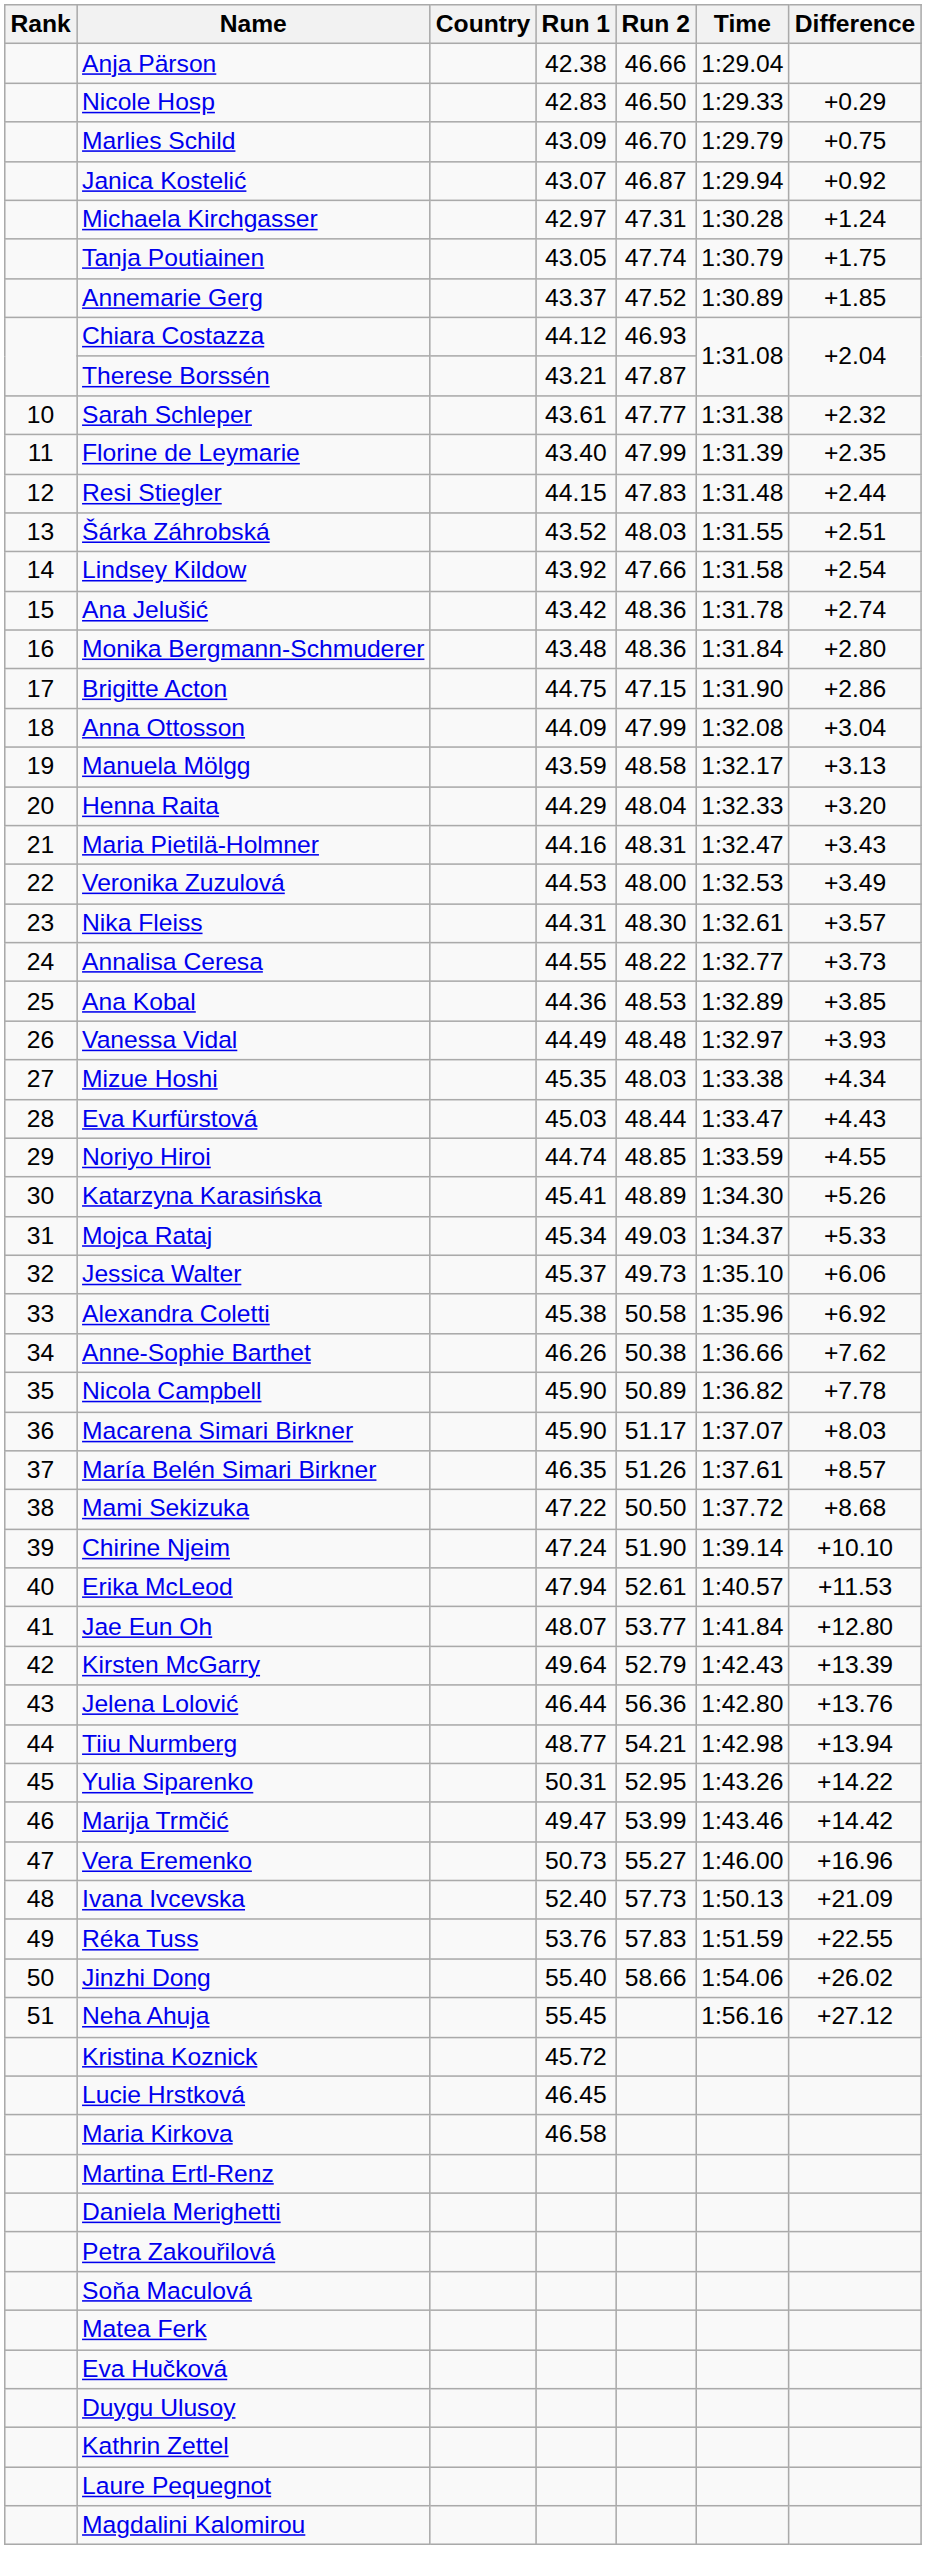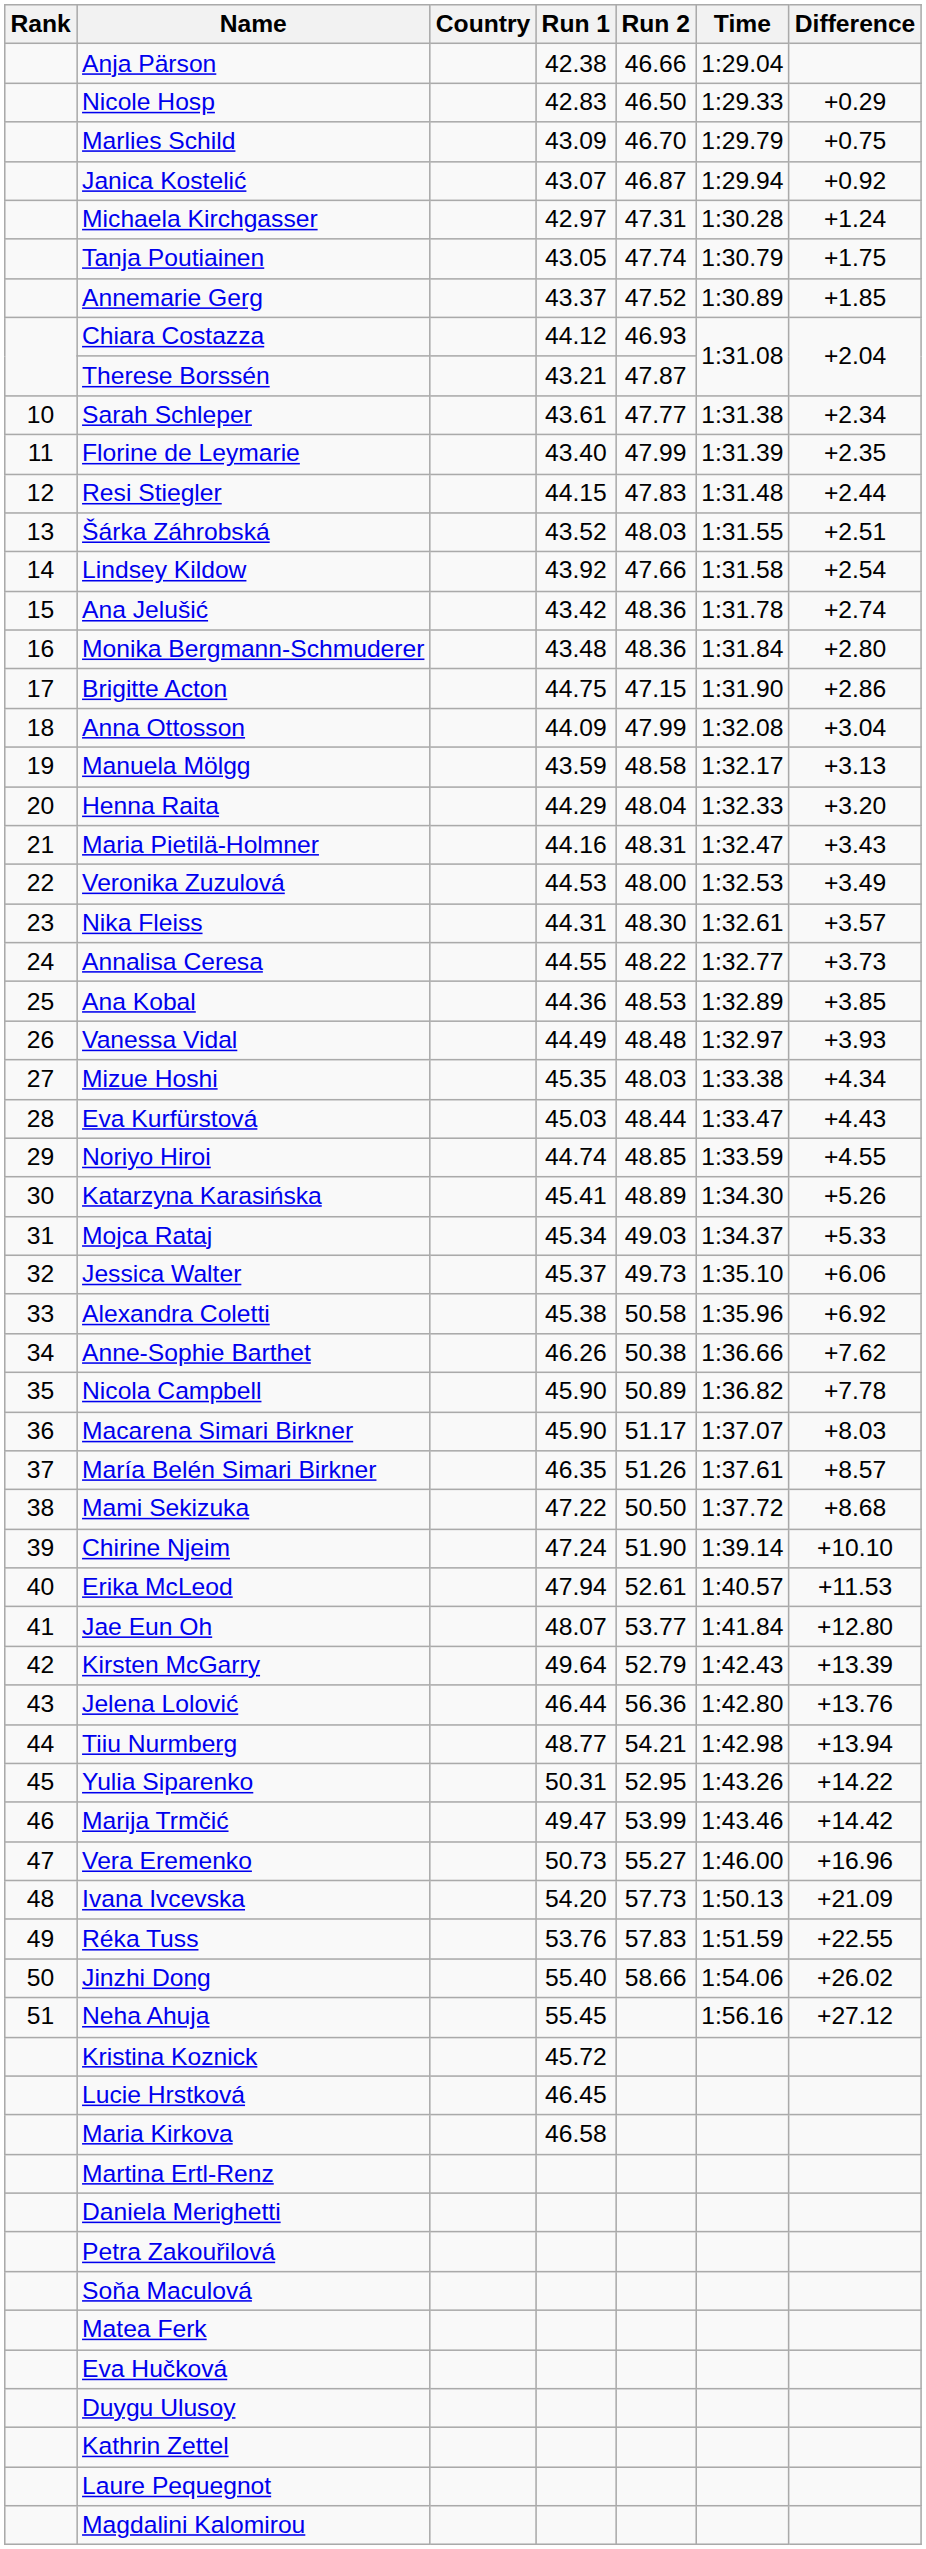(855, 414) +2.32 -> (855, 414) +2.34
(576, 1899) 52.40 -> (576, 1899) 54.20
